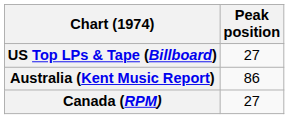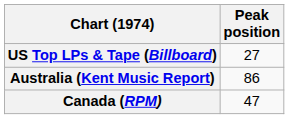(252, 101) 27 -> (252, 101) 47
